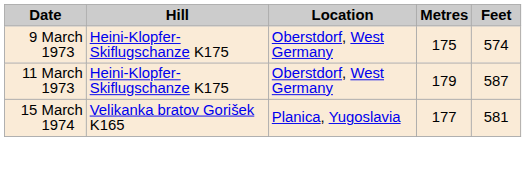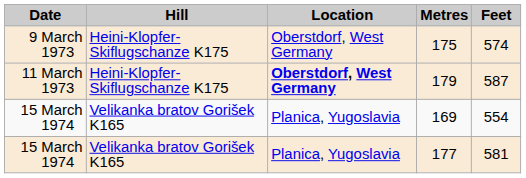(328, 81) normal -> (331, 81) bold
+ row: (444, 117)
